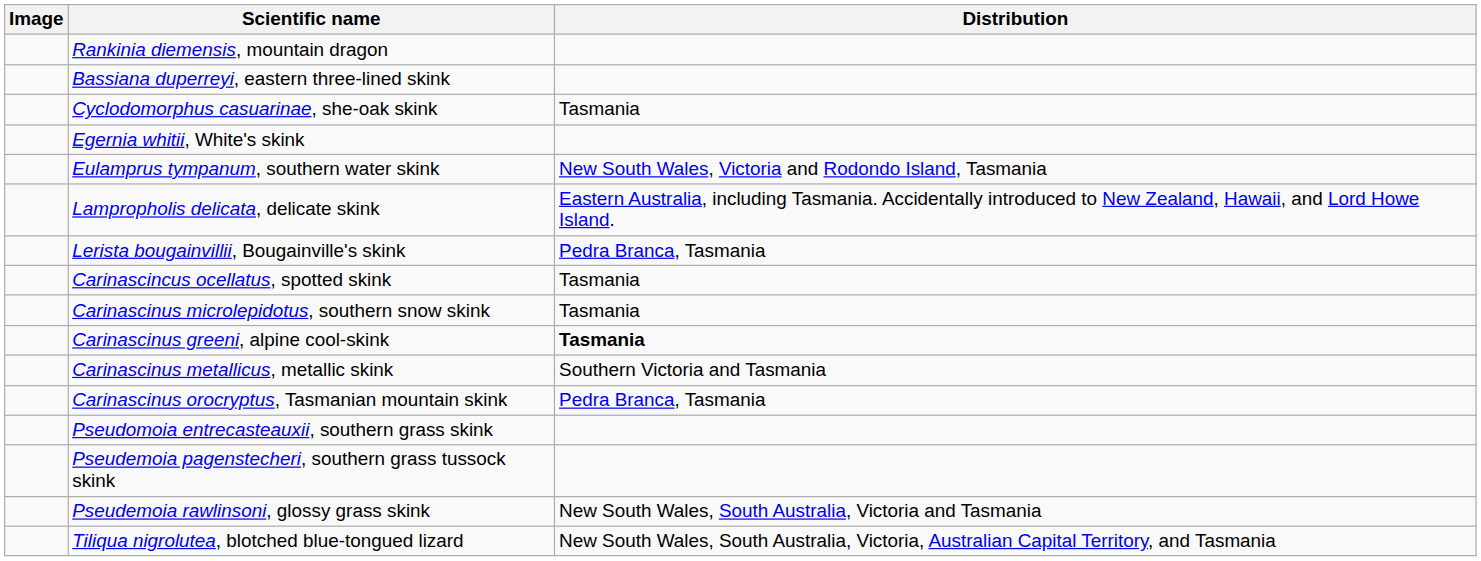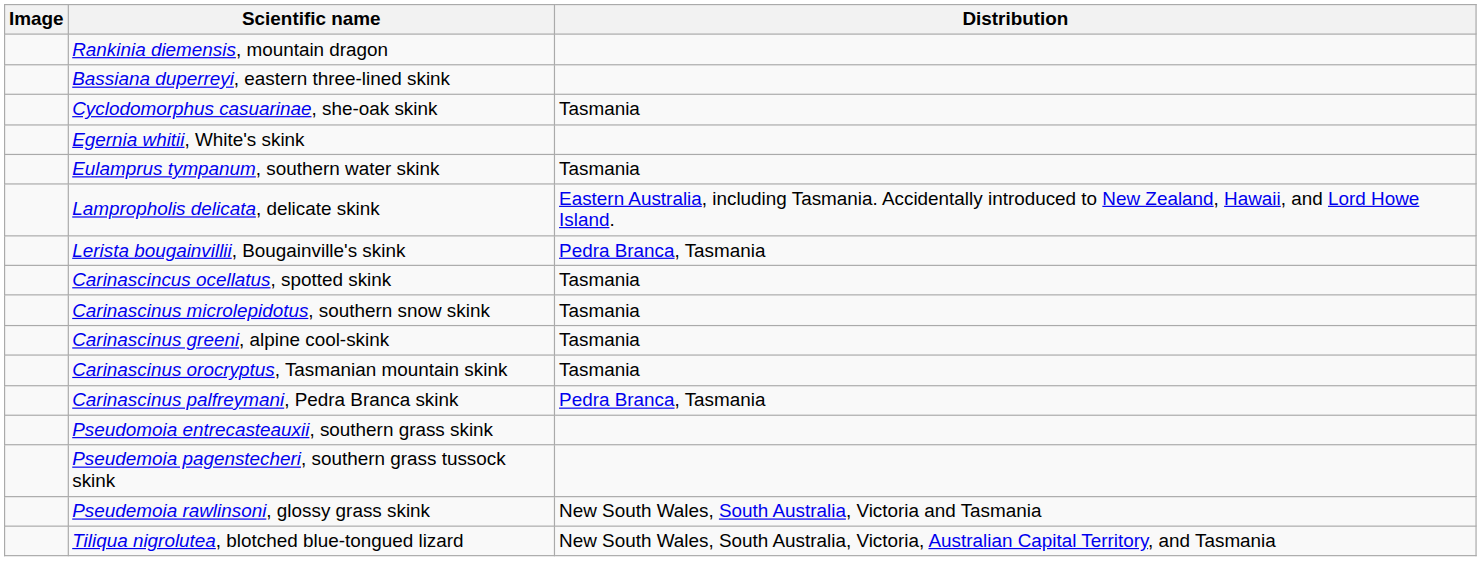(803, 169) New South Wales, Victoria and Rodondo Island, Tasmania -> (599, 169) Tasmania
(602, 340) bold -> (599, 340) normal
- row: (233, 370)
(662, 400) Pedra Branca, Tasmania -> (599, 370) Tasmania
+ row: (265, 400)
